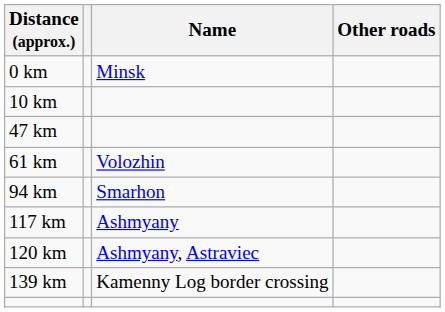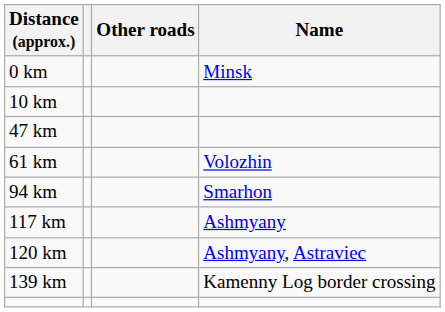columns swapped: (212, 30) <-> (386, 30)
